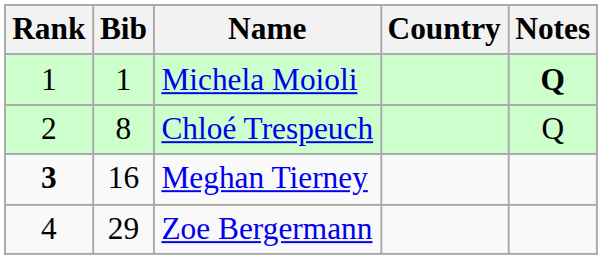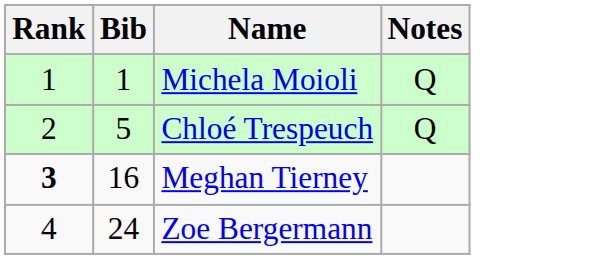- column: (444, 29)
(553, 79) bold -> (425, 79) normal
(123, 128) 8 -> (123, 128) 5
(123, 228) 29 -> (123, 228) 24
